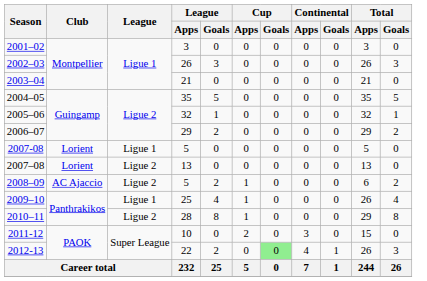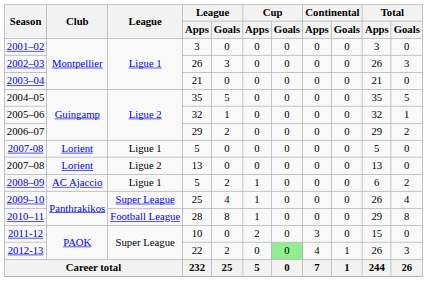(140, 183) Ligue 2 -> (145, 183) Ligue 1
(140, 200) Ligue 1 -> (145, 200) Super League
(140, 217) Ligue 2 -> (145, 217) Football League
